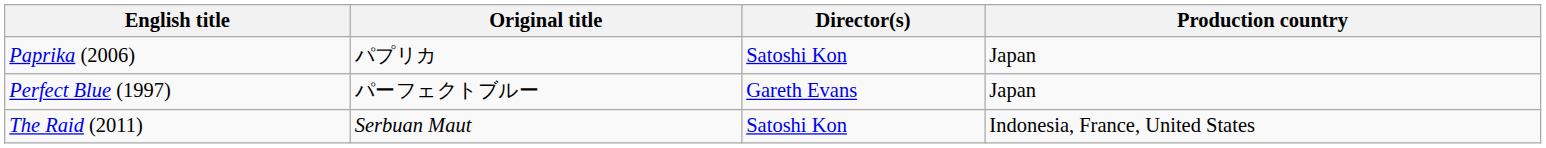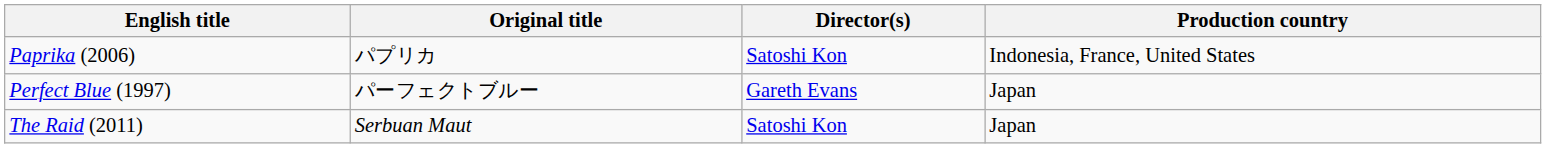(1013, 55) Japan -> (1122, 55) Indonesia, France, United States
(1122, 125) Indonesia, France, United States -> (1013, 125) Japan
